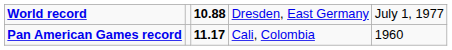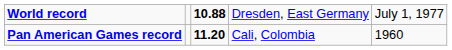(209, 34) 11.17 -> (209, 34) 11.20
